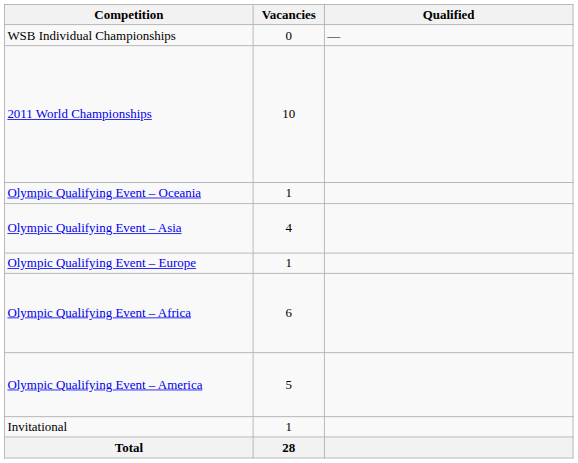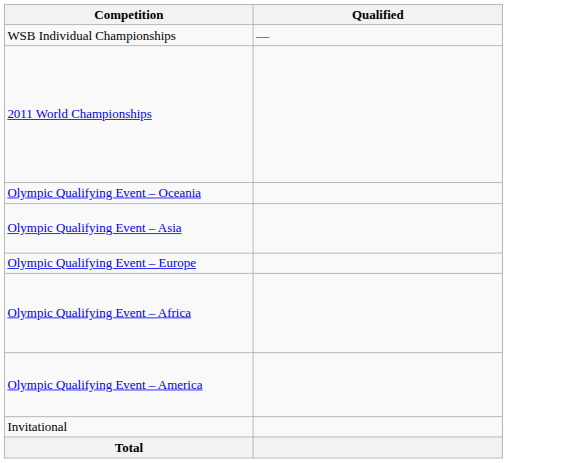- column: (289, 14)
